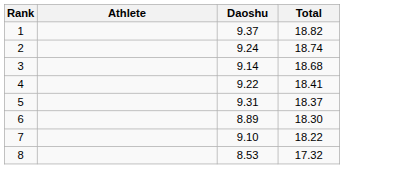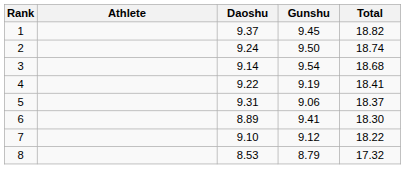+ column: (309, 13)
